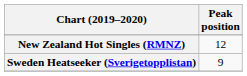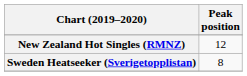(221, 62) 9 -> (221, 62) 8
